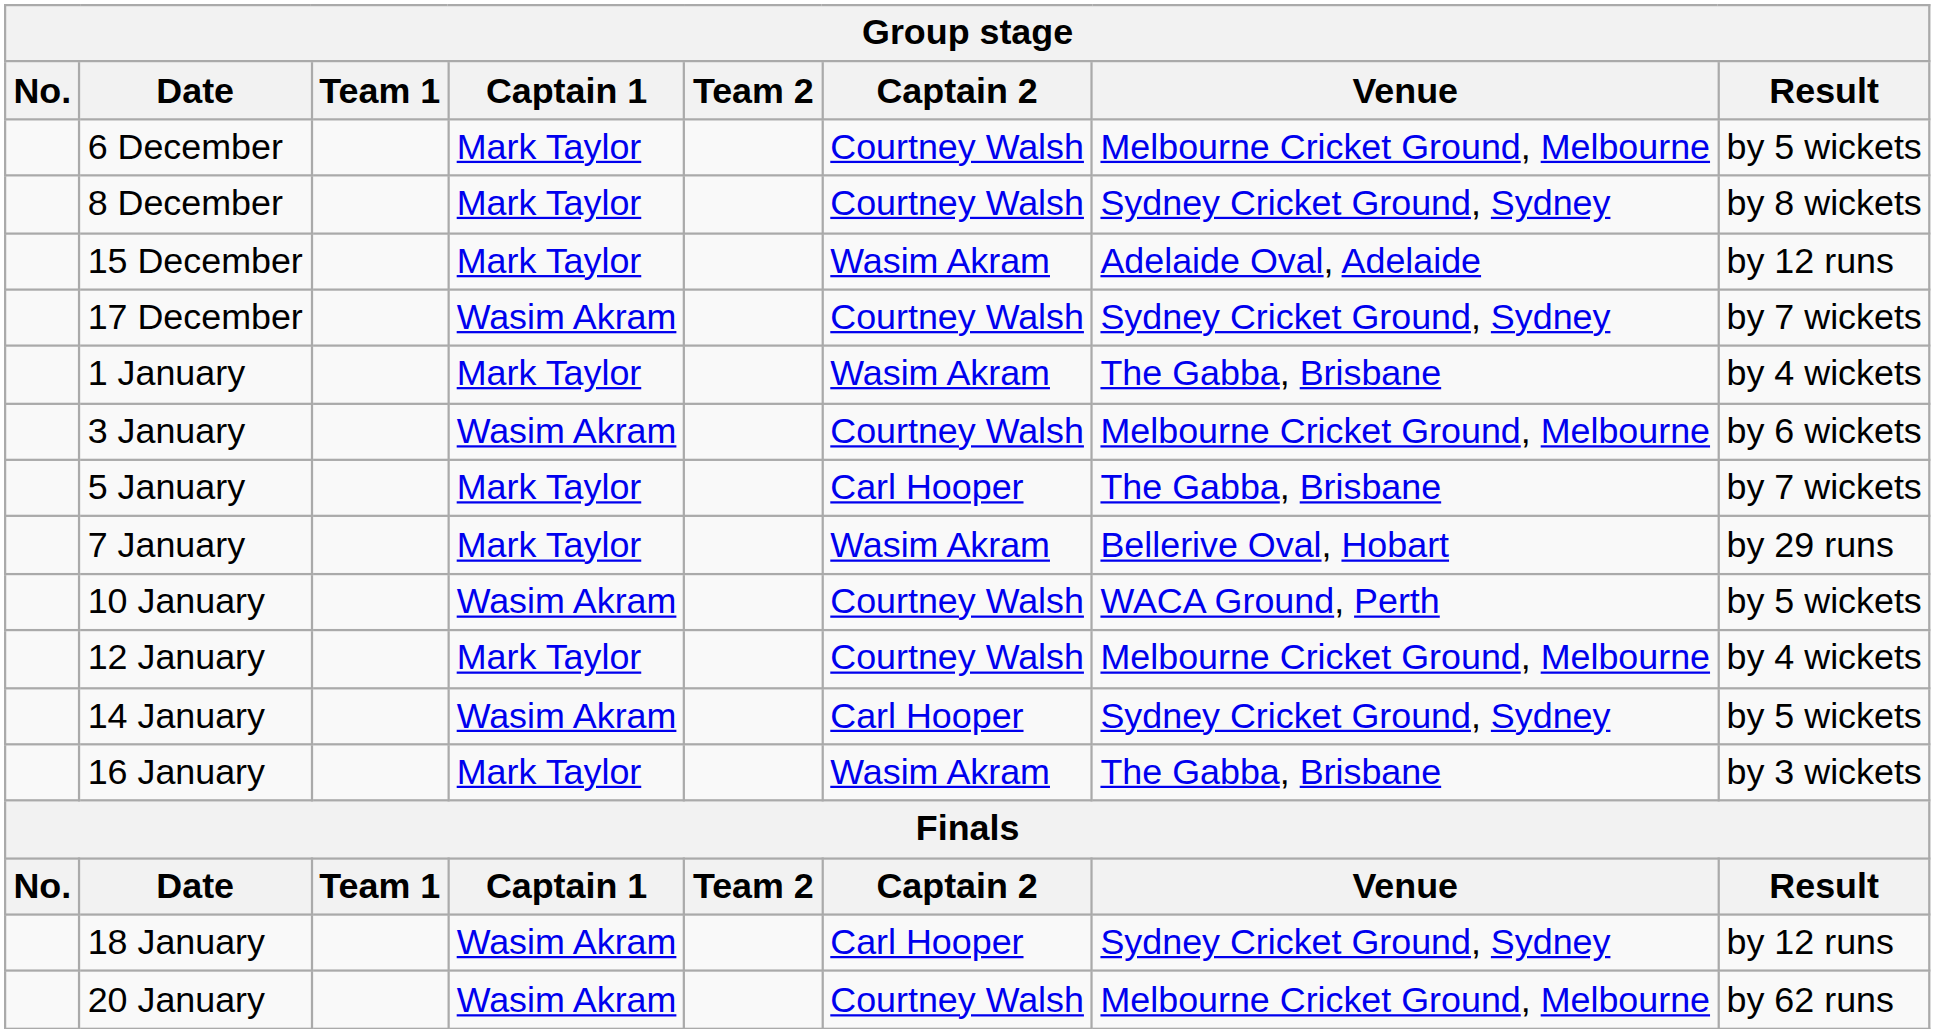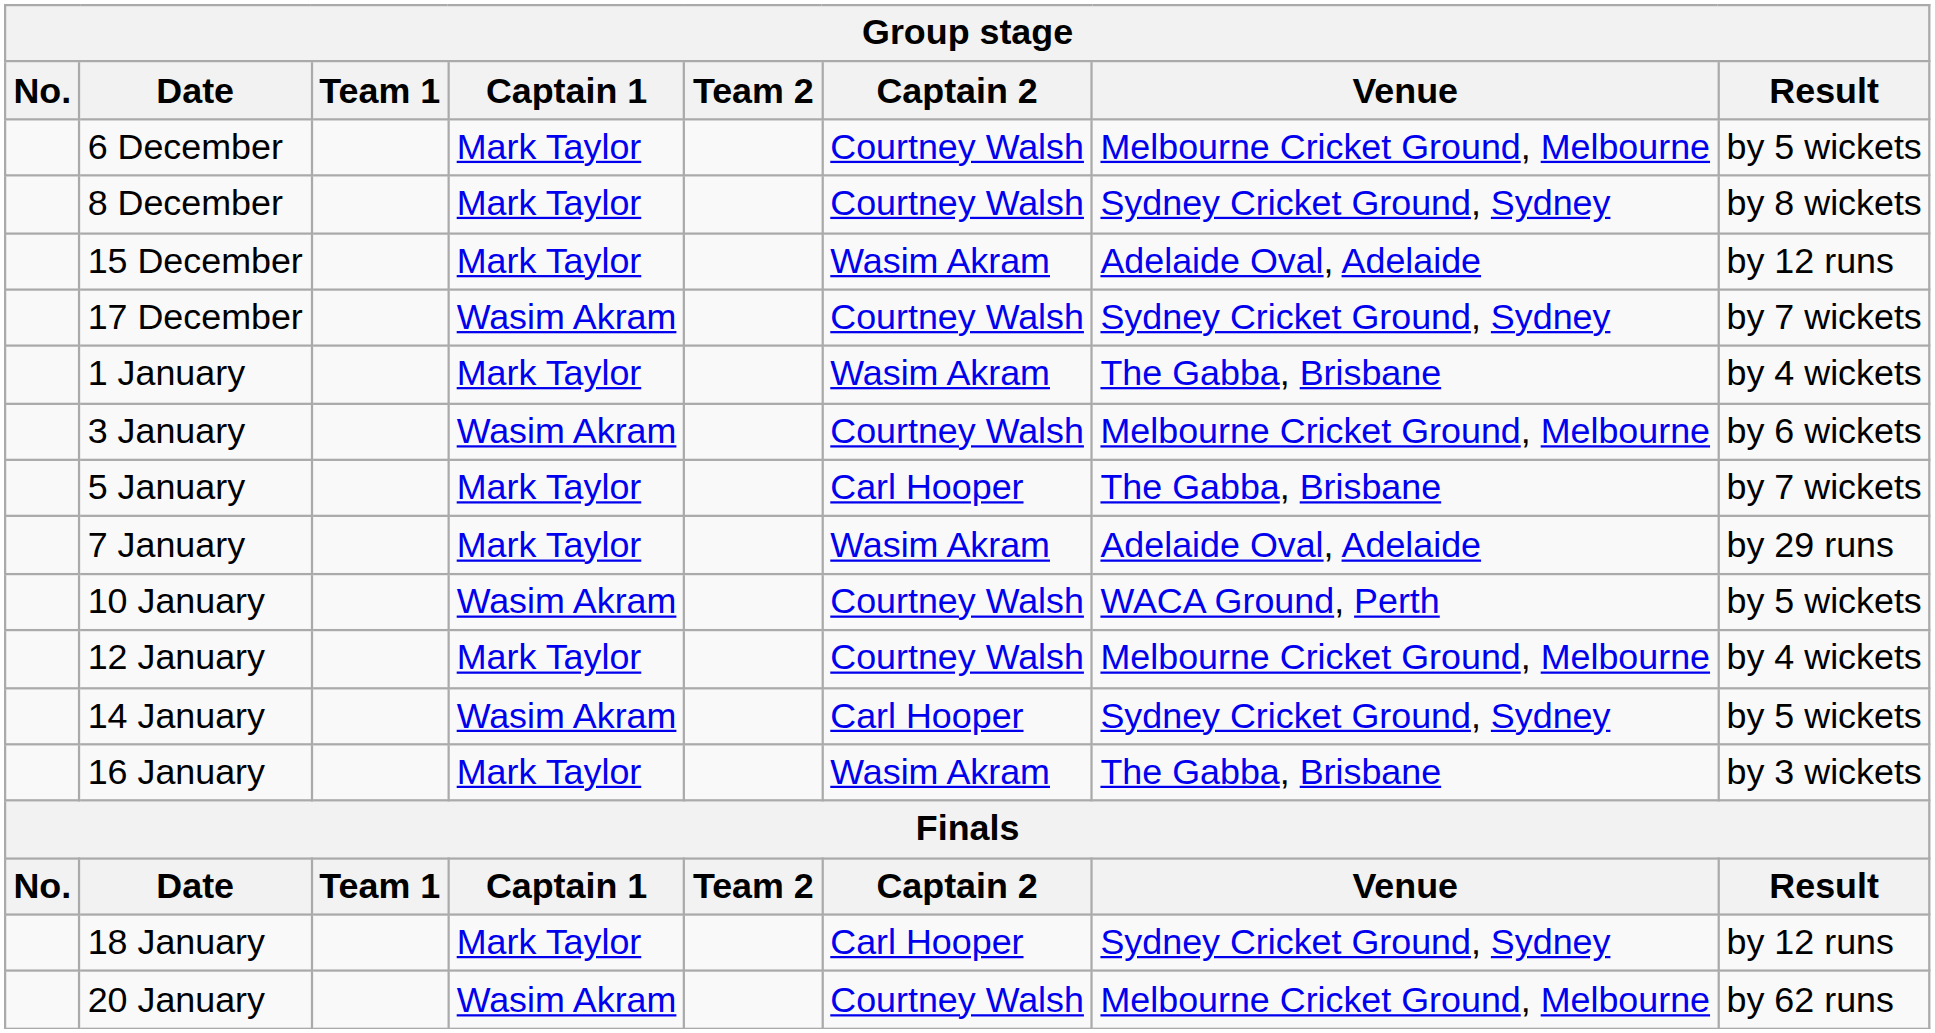(1275, 544) Bellerive Oval, Hobart -> (1291, 544) Adelaide Oval, Adelaide
(567, 942) Wasim Akram -> (549, 942) Mark Taylor
